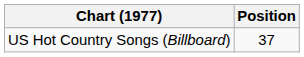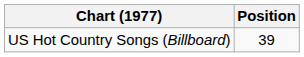(267, 39) 37 -> (267, 39) 39
